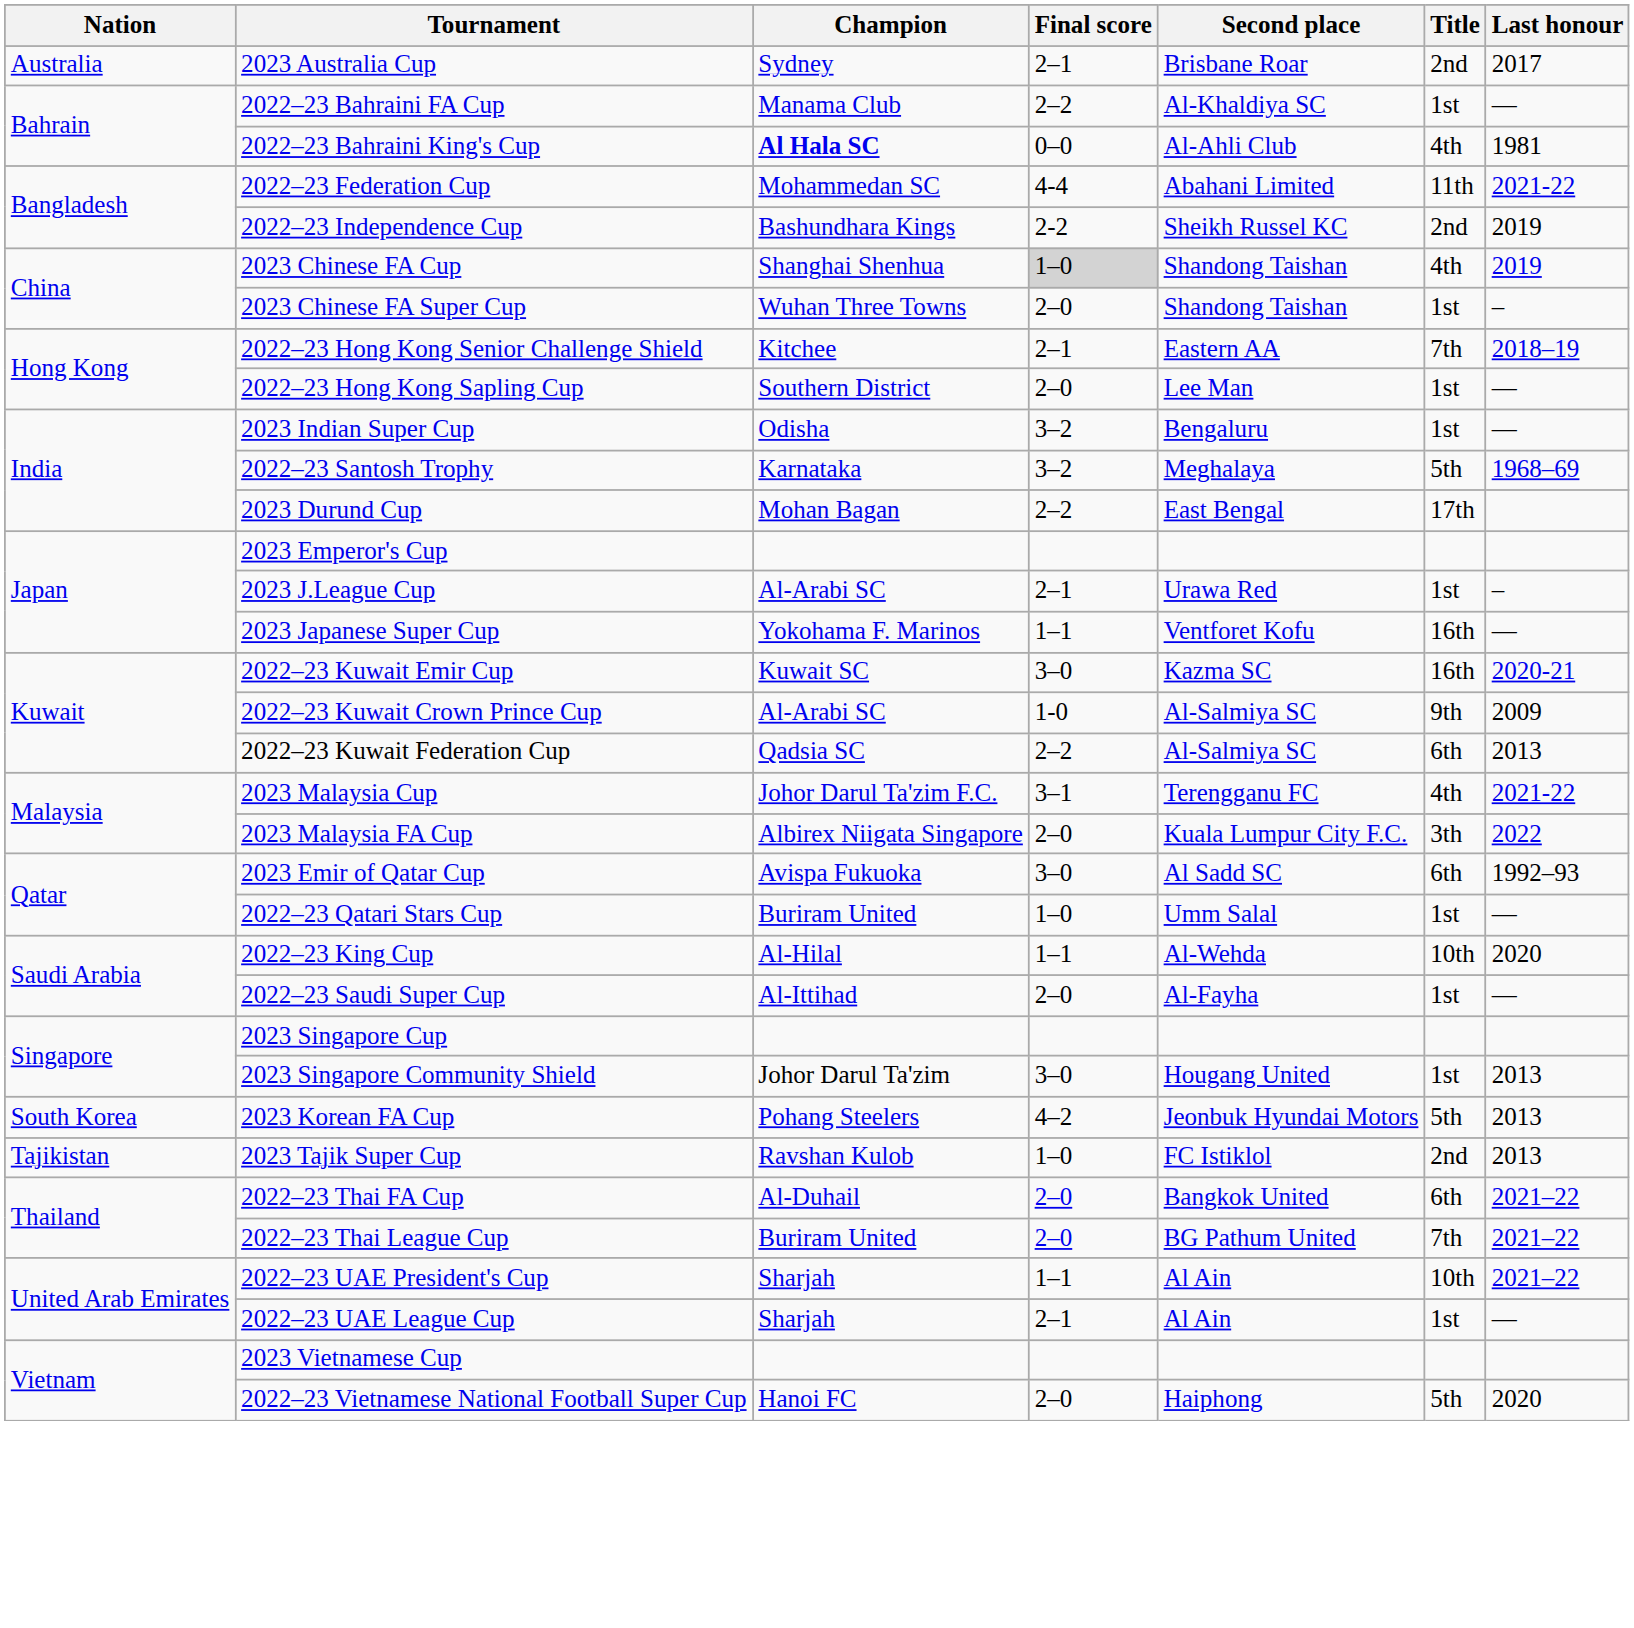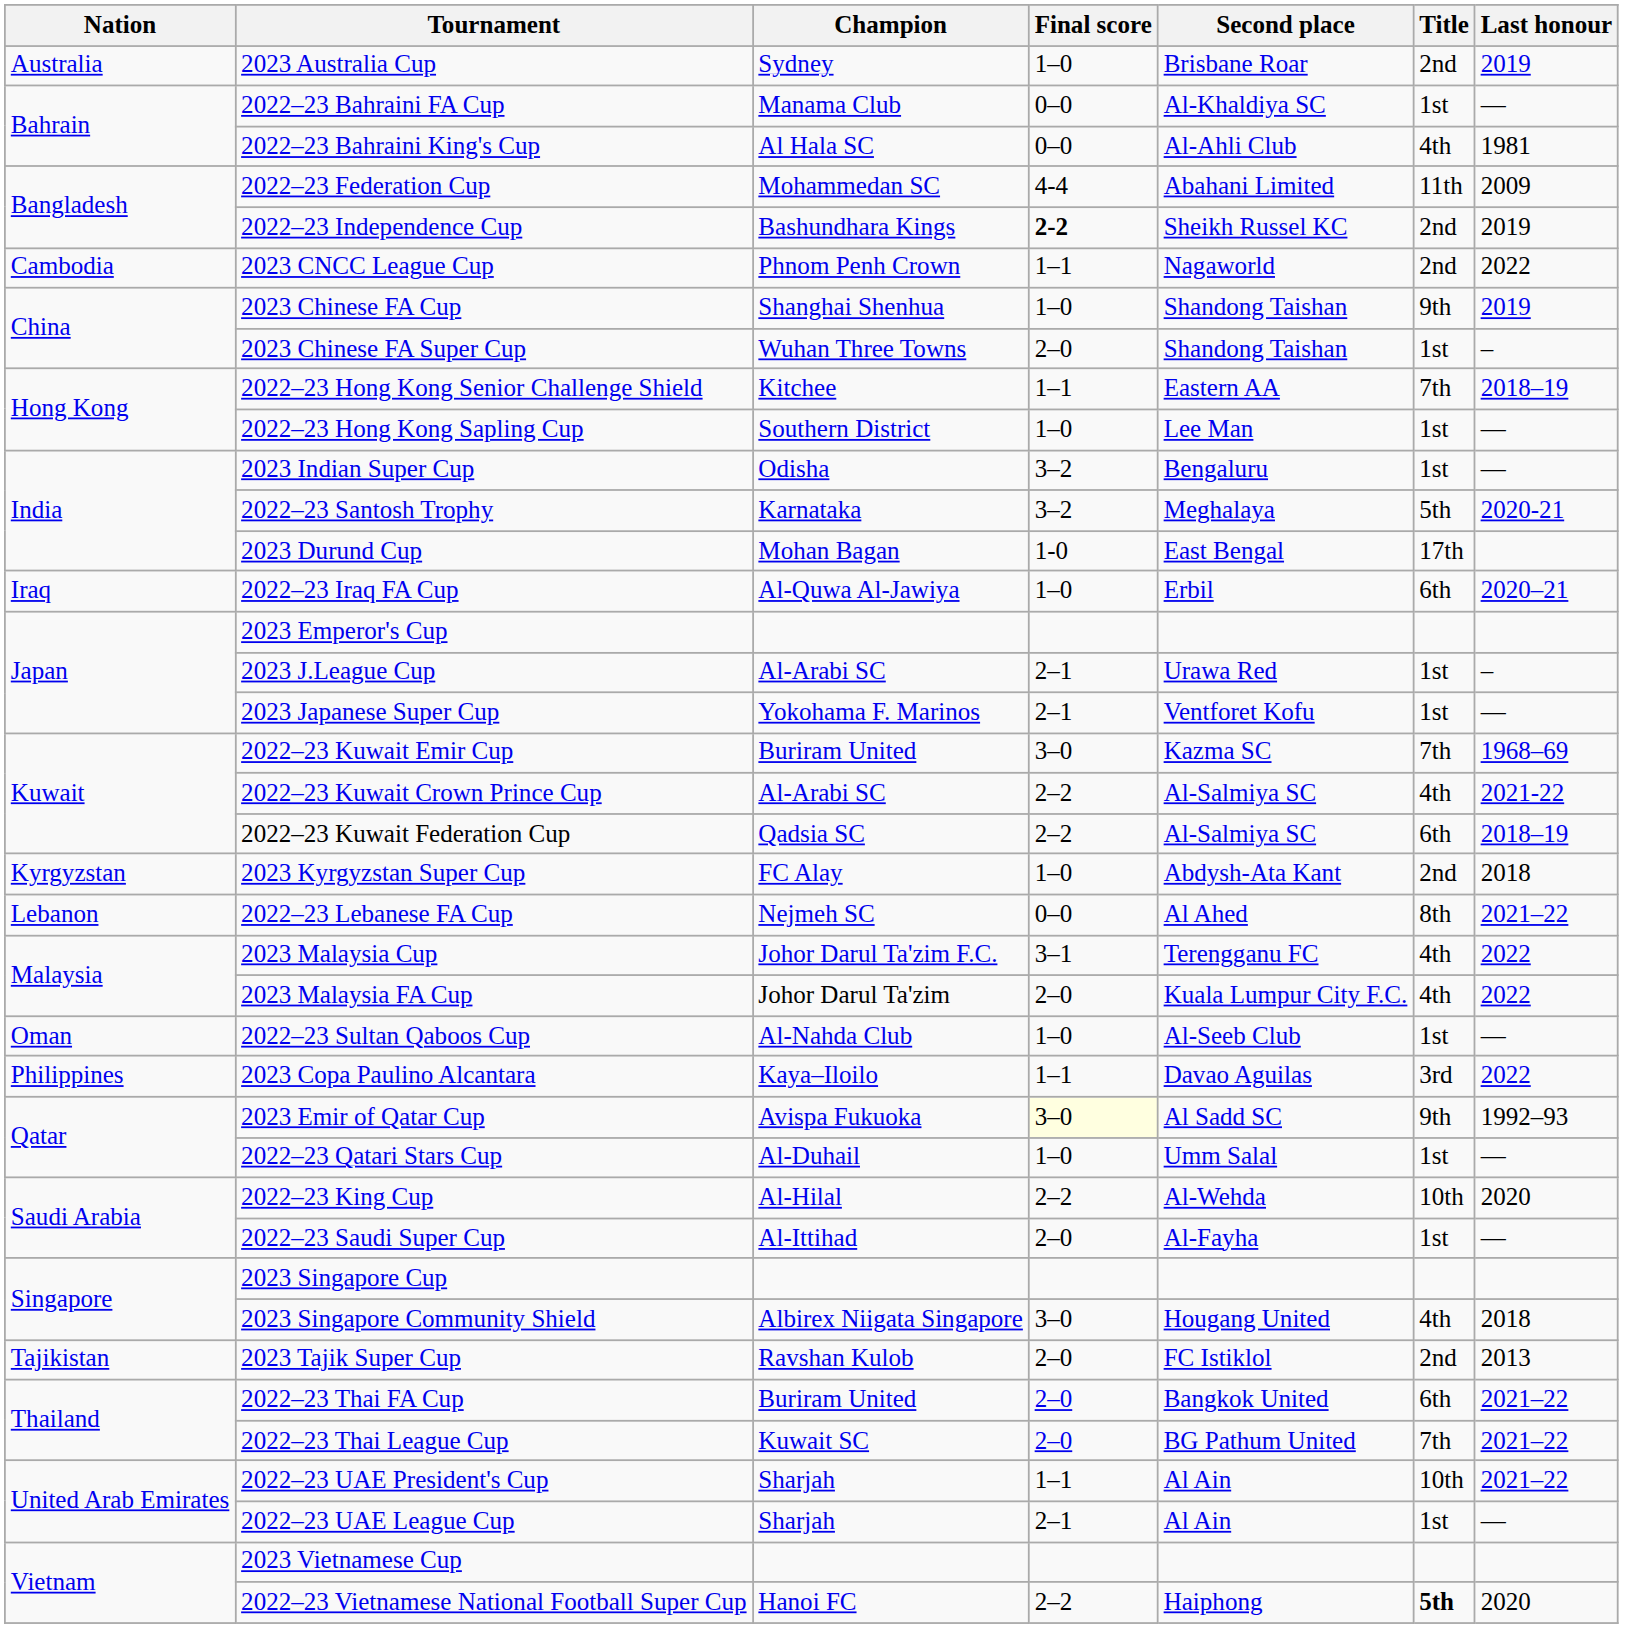(1053, 65) 2–1 -> (1053, 65) 1–0
(1517, 65) 2017 -> (1506, 65) 2019
(1053, 105) 2–2 -> (1053, 105) 0–0
(819, 146) bold -> (816, 146) normal
(1533, 186) 2021-22 -> (1506, 186) 2009
(1051, 226) normal -> (1051, 226) bold
+ row: (367, 267)
(1053, 267) lightgrey background -> (1053, 307) no background
(1446, 267) 4th -> (1435, 307) 9th
(1053, 348) 2–1 -> (1053, 388) 1–1
(1053, 388) 2–0 -> (1053, 429) 1–0
(1536, 469) 1968–69 -> (1522, 510) 2020-21
(1053, 510) 2–2 -> (1051, 550) 1-0
+ row: (350, 590)
(1053, 631) 1–1 -> (1053, 712) 2–1
(1452, 631) 16th -> (1434, 712) 1st
(814, 671) Kuwait SC -> (837, 752) Buriram United
(1452, 671) 16th -> (1435, 752) 7th
(1533, 671) 2020-21 -> (1524, 752) 1968–69
(1051, 712) 1-0 -> (1053, 793) 2–2
(1446, 712) 9th -> (1435, 793) 4th
(1517, 712) 2009 -> (1522, 793) 2021-22
(1517, 752) 2013 -> (1524, 833) 2018–19
+ row: (383, 874)
+ row: (377, 914)
(1533, 793) 2021-22 -> (1506, 954) 2022
(891, 833) Albirex Niigata Singapore -> (854, 995) Johor Darul Ta'zim
(1446, 833) 3th -> (1435, 995) 4th
+ row: (386, 1035)
+ row: (388, 1076)
(1053, 874) no background -> (1053, 1116) lightyellow background
(1446, 874) 6th -> (1435, 1116) 9th
(837, 914) Buriram United -> (809, 1157) Al-Duhail
(1053, 954) 1–1 -> (1053, 1197) 2–2
(854, 1076) Johor Darul Ta'zim -> (891, 1318) Albirex Niigata Singapore
(1445, 1076) 1st -> (1435, 1318) 4th
(1517, 1076) 2013 -> (1506, 1318) 2018
- row: (348, 1116)
(1053, 1157) 1–0 -> (1053, 1359) 2–0
(809, 1197) Al-Duhail -> (837, 1399) Buriram United
(837, 1238) Buriram United -> (814, 1440) Kuwait SC
(1053, 1399) 2–0 -> (1053, 1601) 2–2
(1446, 1399) normal -> (1437, 1601) bold
